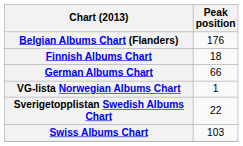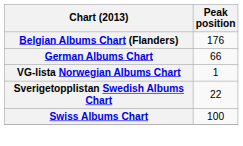- row: (99, 56)
(216, 133) 103 -> (216, 116) 100
